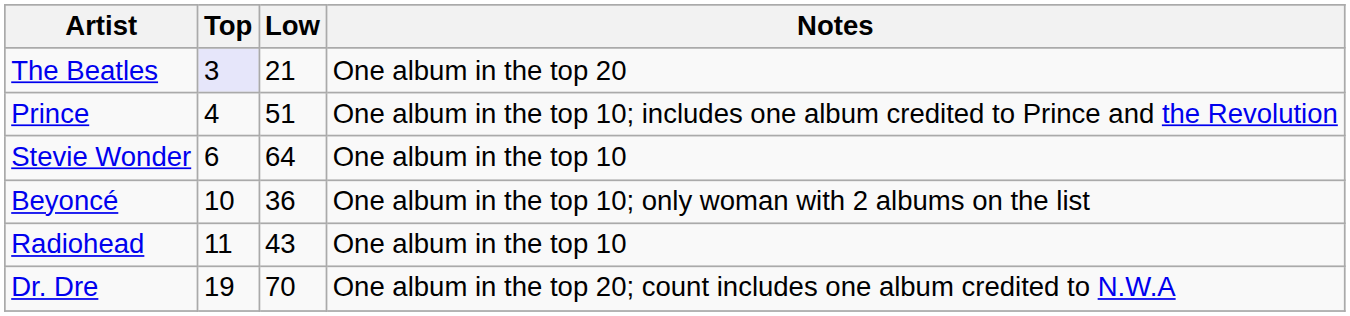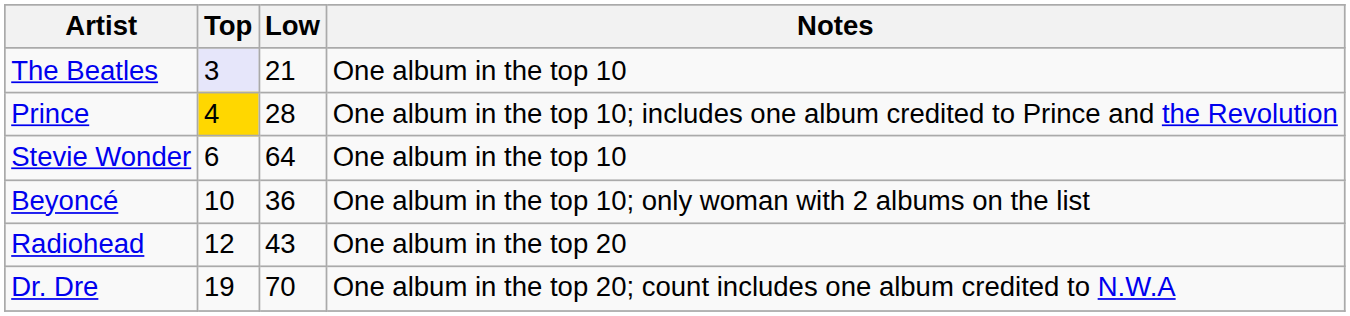(480, 69) One album in the top 20 -> (480, 69) One album in the top 10
(212, 113) no background -> (212, 113) gold background
(280, 113) 51 -> (280, 113) 28
(218, 244) 11 -> (219, 244) 12
(480, 244) One album in the top 10 -> (480, 244) One album in the top 20
